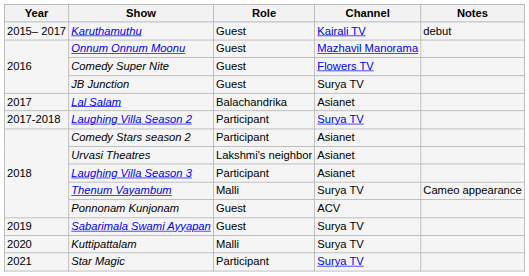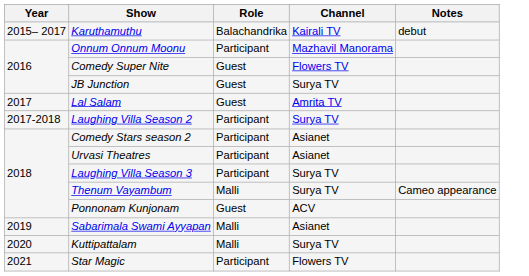(231, 31) Guest -> (251, 31) Balachandrika
(231, 48) Guest -> (242, 48) Participant
(251, 102) Balachandrika -> (231, 102) Guest
(336, 102) Asianet -> (317, 102) Amrita TV
(264, 155) Lakshmi's neighbor -> (242, 155) Participant
(336, 173) Asianet -> (315, 173) Surya TV
(231, 226) Guest -> (227, 226) Malli
(341, 226) Surya TV -> (311, 226) Asianet
(341, 262) Surya TV -> (320, 262) Flowers TV
